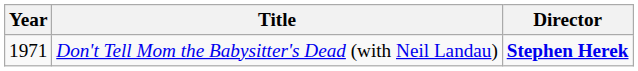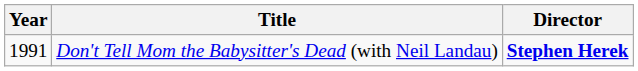(28, 50) 1971 -> (28, 50) 1991
